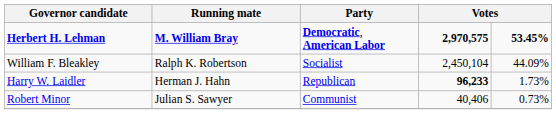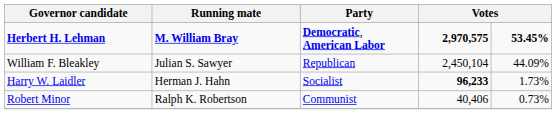(201, 63) Ralph K. Robertson -> (193, 63) Julian S. Sawyer
(323, 63) Socialist -> (329, 63) Republican
(329, 81) Republican -> (323, 81) Socialist
(193, 99) Julian S. Sawyer -> (201, 99) Ralph K. Robertson
